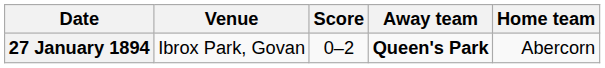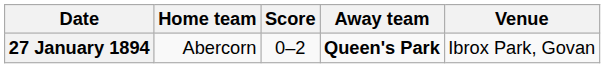columns swapped: (546, 18) <-> (232, 18)
